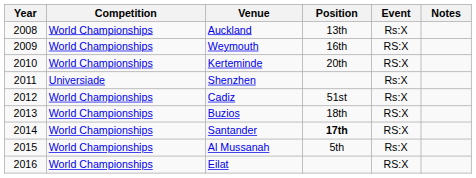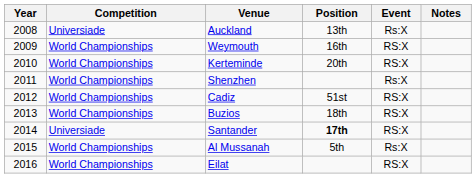(101, 30) World Championships -> (77, 30) Universiade
(77, 81) Universiade -> (101, 81) World Championships
(396, 97) Rs:X -> (396, 97) RS:X
(101, 131) World Championships -> (77, 131) Universiade
